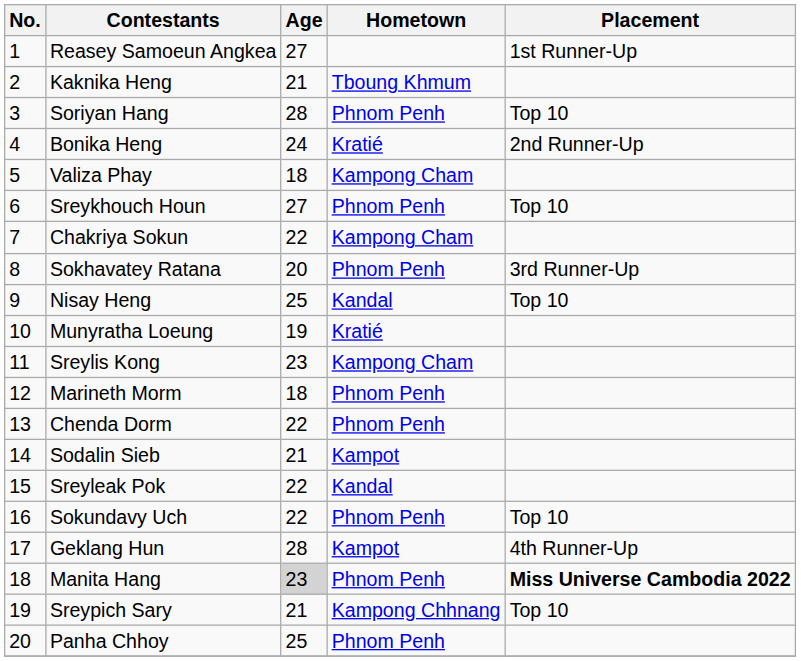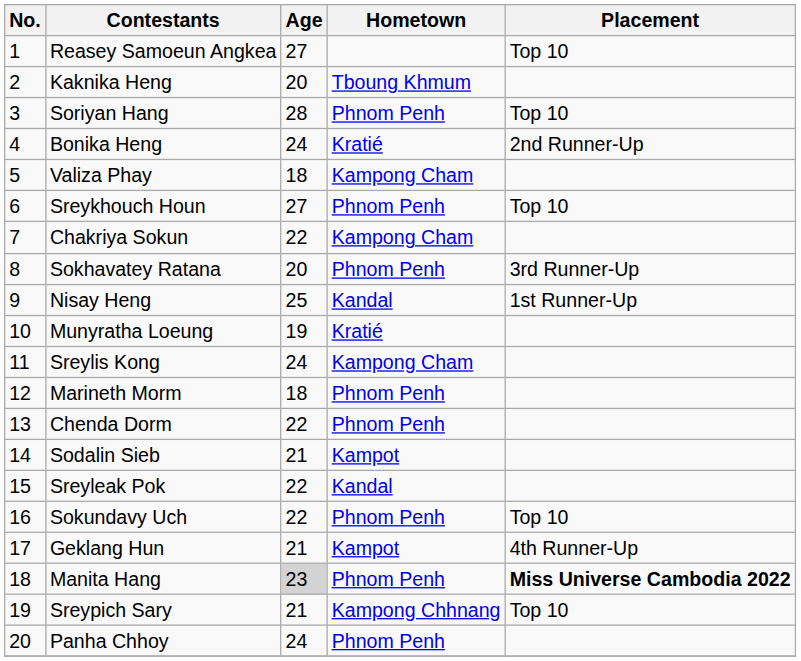(573, 51) 1st Runner-Up -> (539, 51) Top 10
(296, 82) 21 -> (296, 82) 20
(539, 300) Top 10 -> (573, 300) 1st Runner-Up
(296, 362) 23 -> (296, 362) 24
(296, 548) 28 -> (296, 548) 21
(296, 641) 25 -> (296, 641) 24
